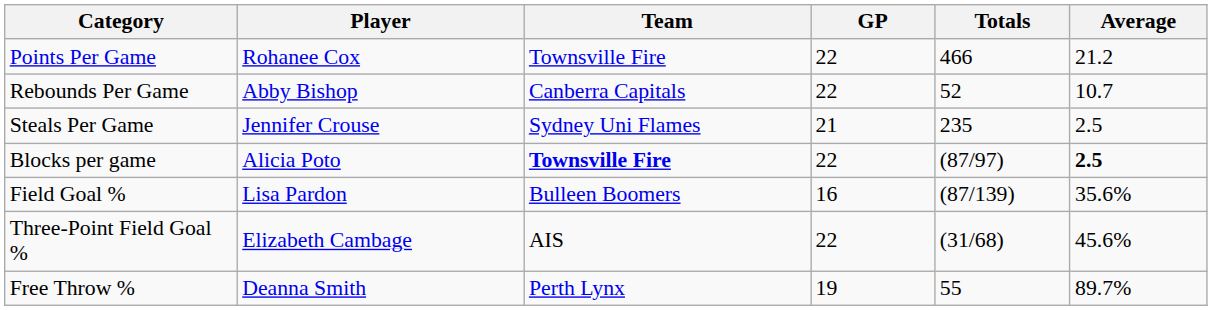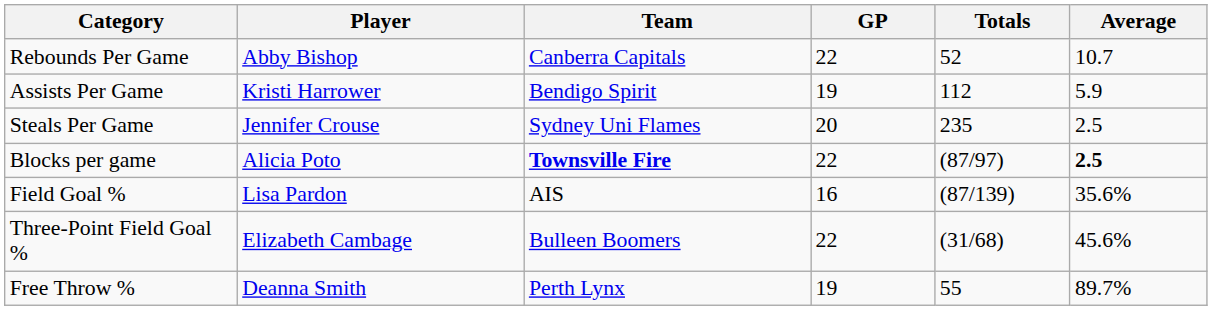- row: (83, 56)
+ row: (86, 90)
(826, 125) 21 -> (826, 125) 20
(605, 194) Bulleen Boomers -> (546, 194) AIS
(546, 241) AIS -> (605, 241) Bulleen Boomers
